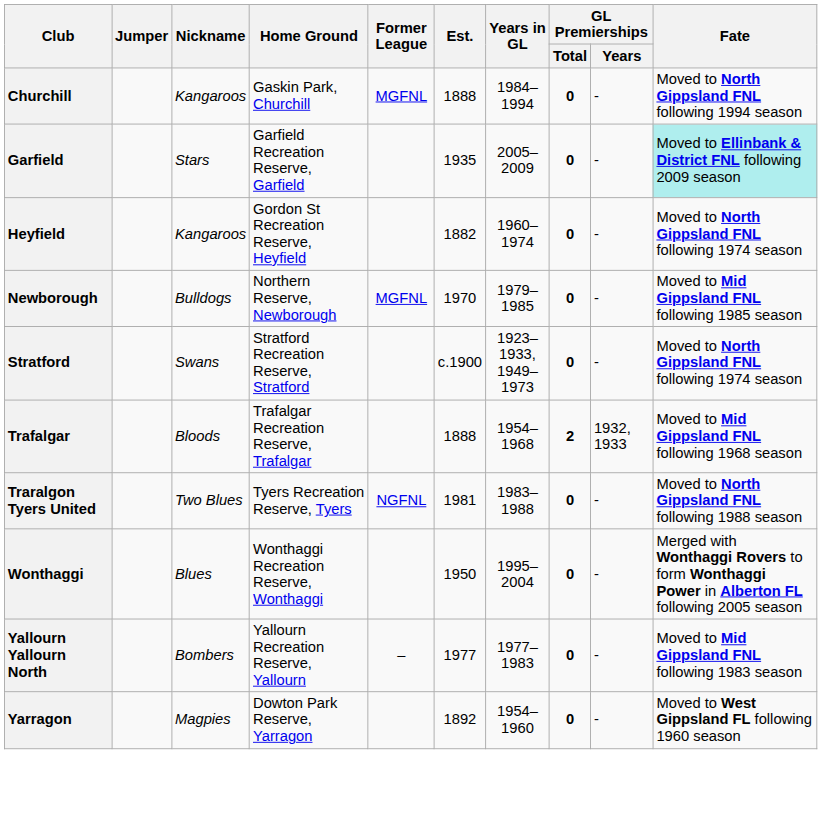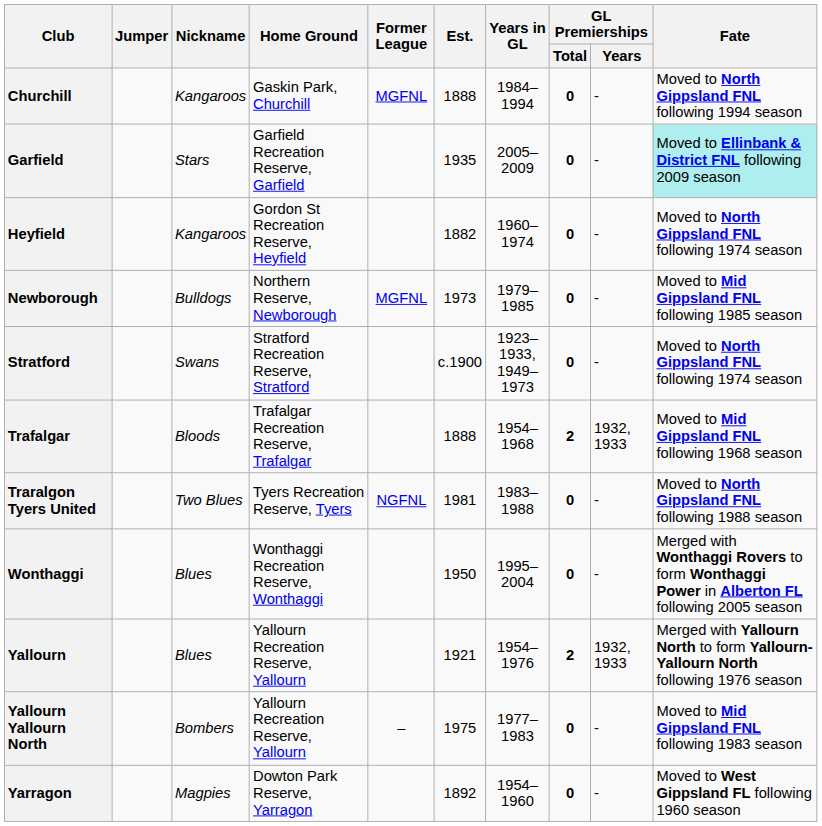(460, 298) 1970 -> (460, 298) 1973
+ row: (37, 655)
(460, 655) 1977 -> (460, 728) 1975
